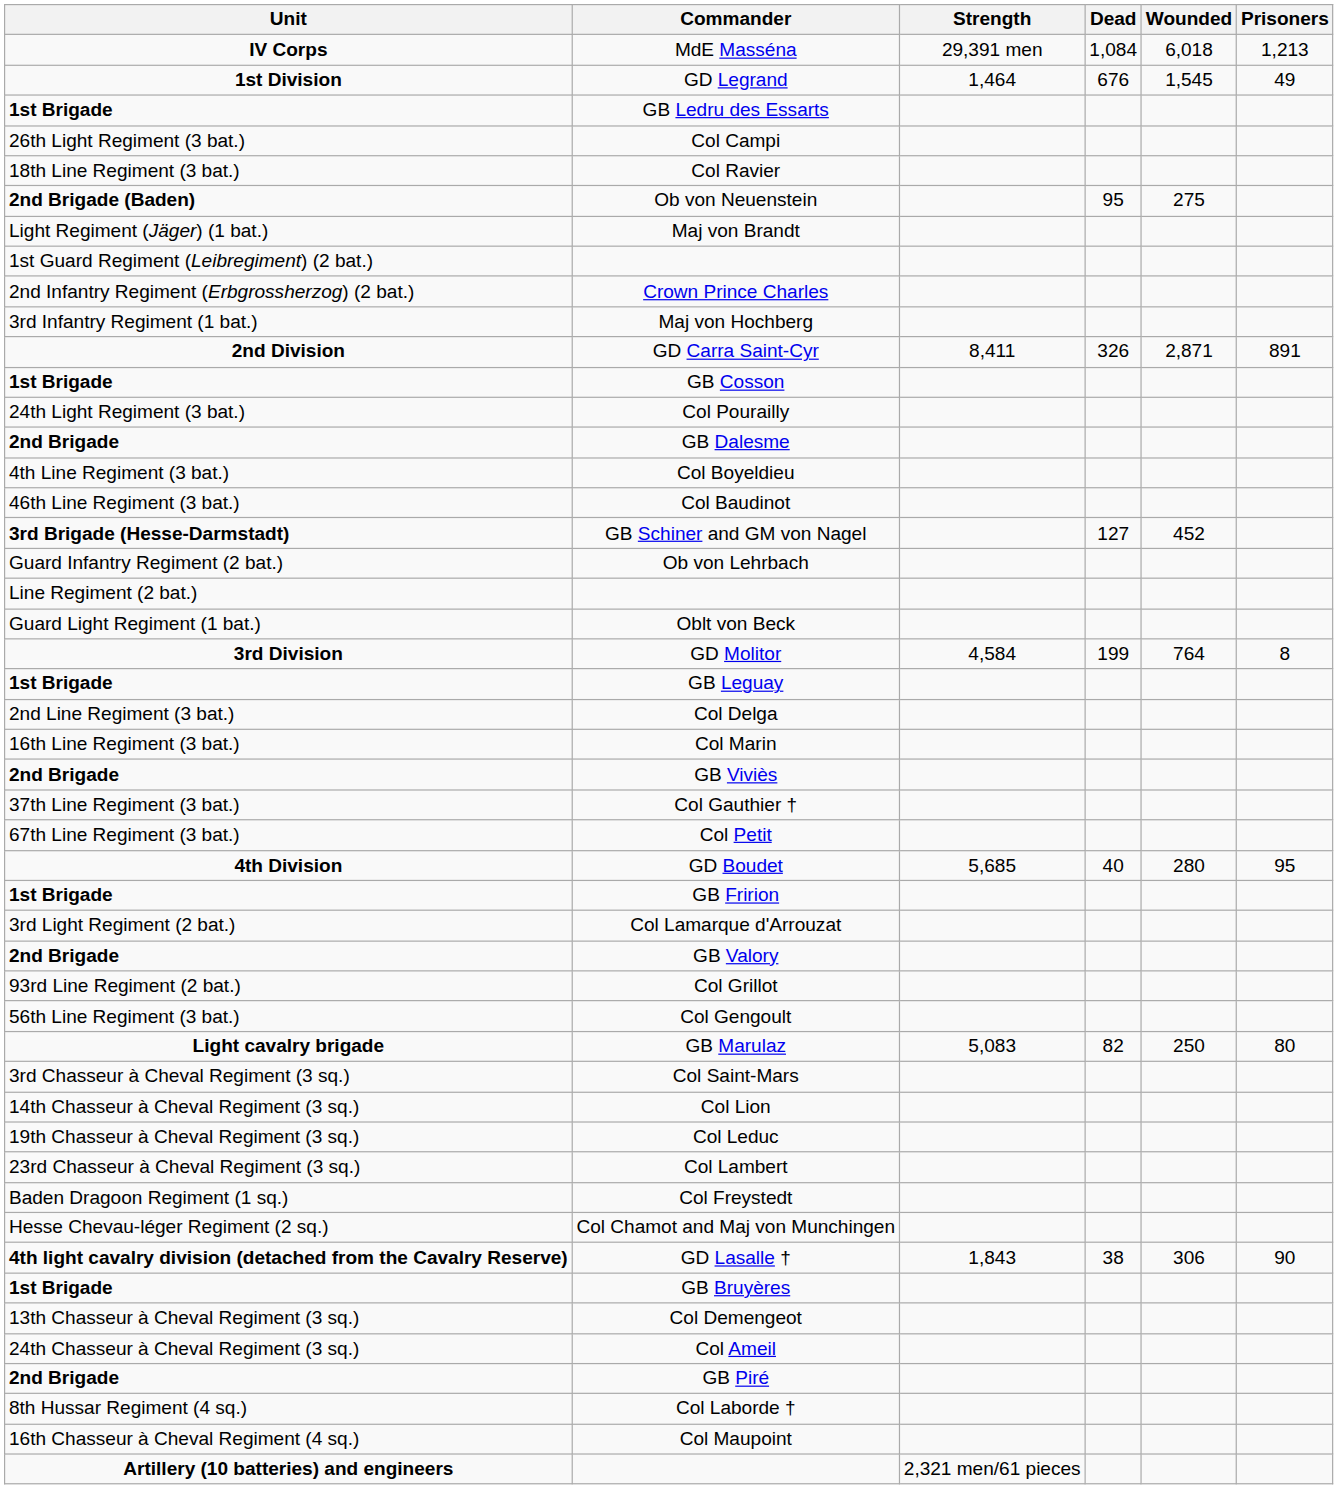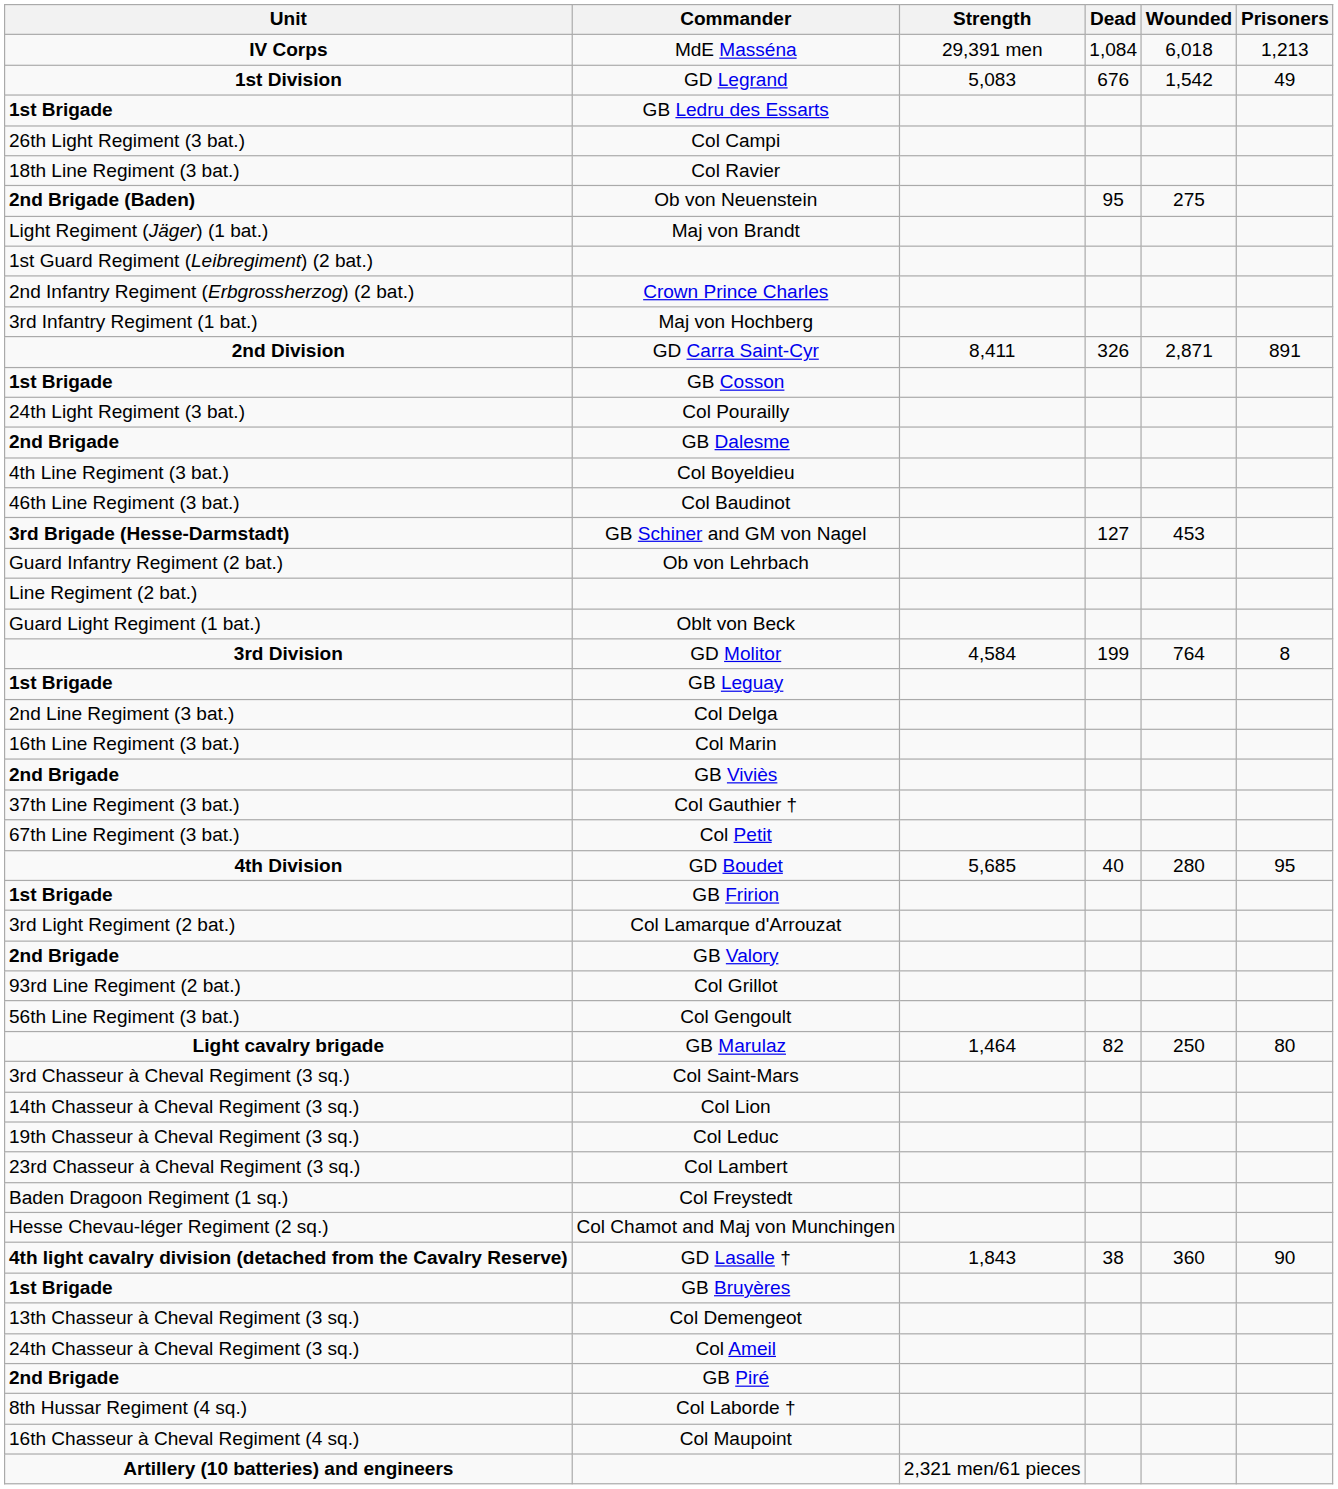(992, 79) 1,464 -> (992, 79) 5,083
(1189, 79) 1,545 -> (1189, 79) 1,542
(1189, 532) 452 -> (1189, 532) 453
(992, 1046) 5,083 -> (992, 1046) 1,464
(1189, 1257) 306 -> (1189, 1257) 360
